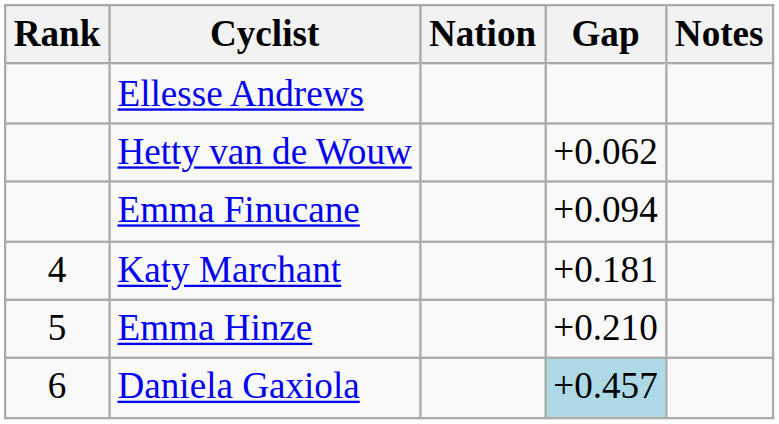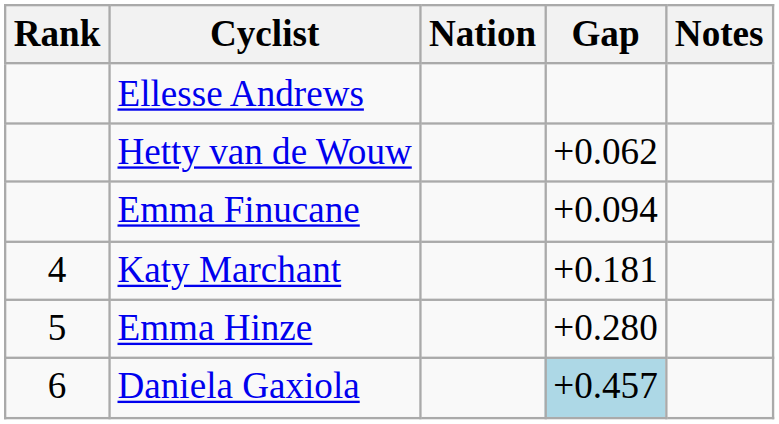(605, 328) +0.210 -> (605, 328) +0.280
